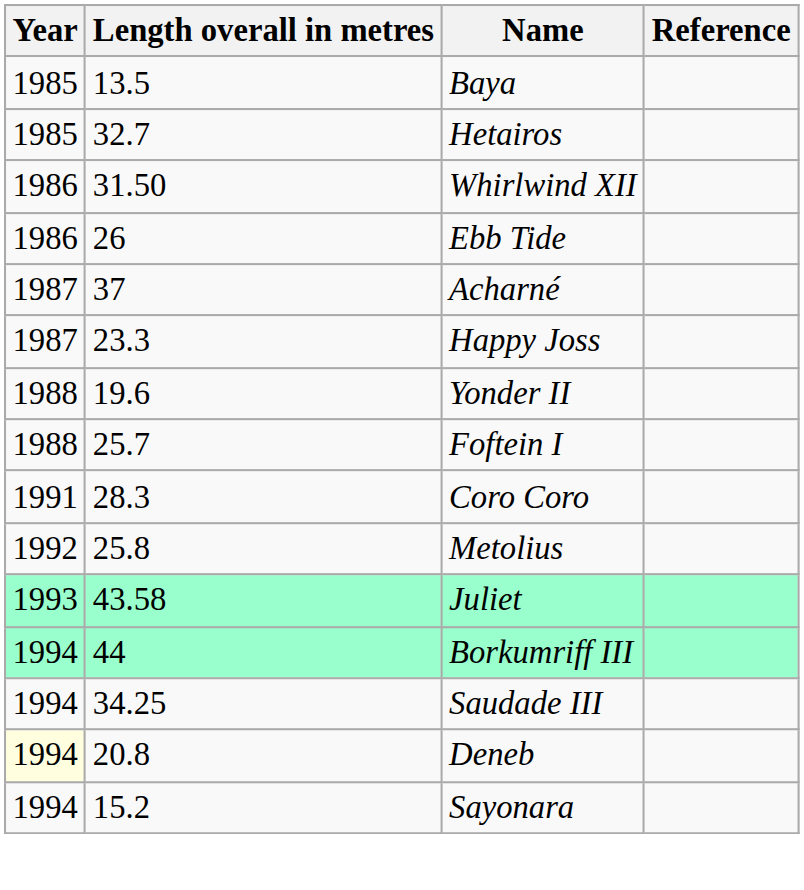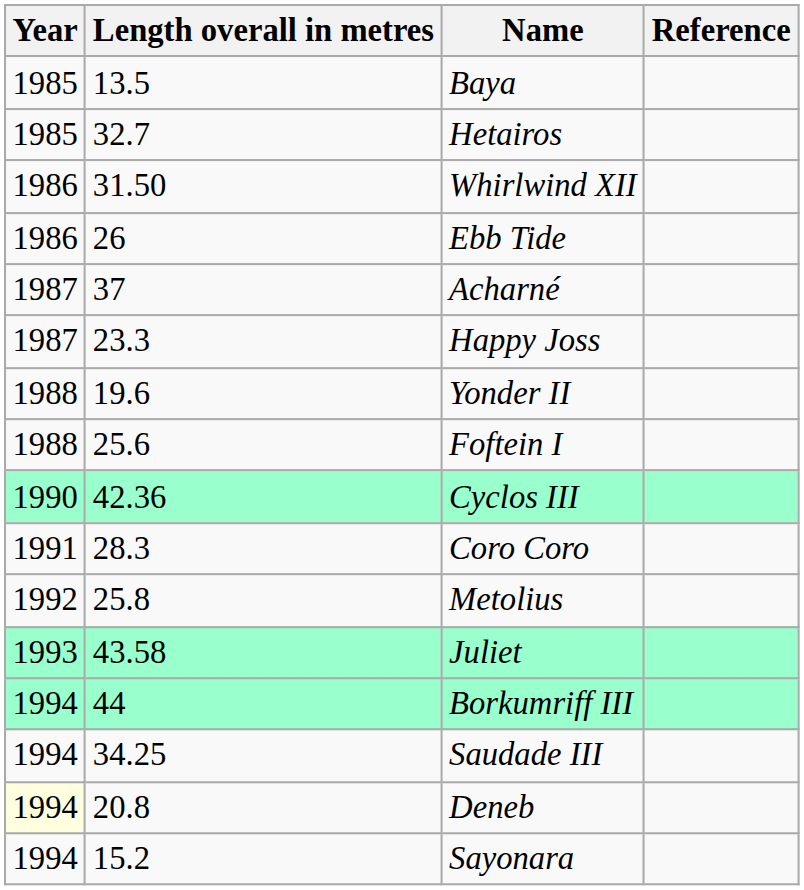(121, 444) 25.7 -> (121, 444) 25.6
+ row: (514, 496)
